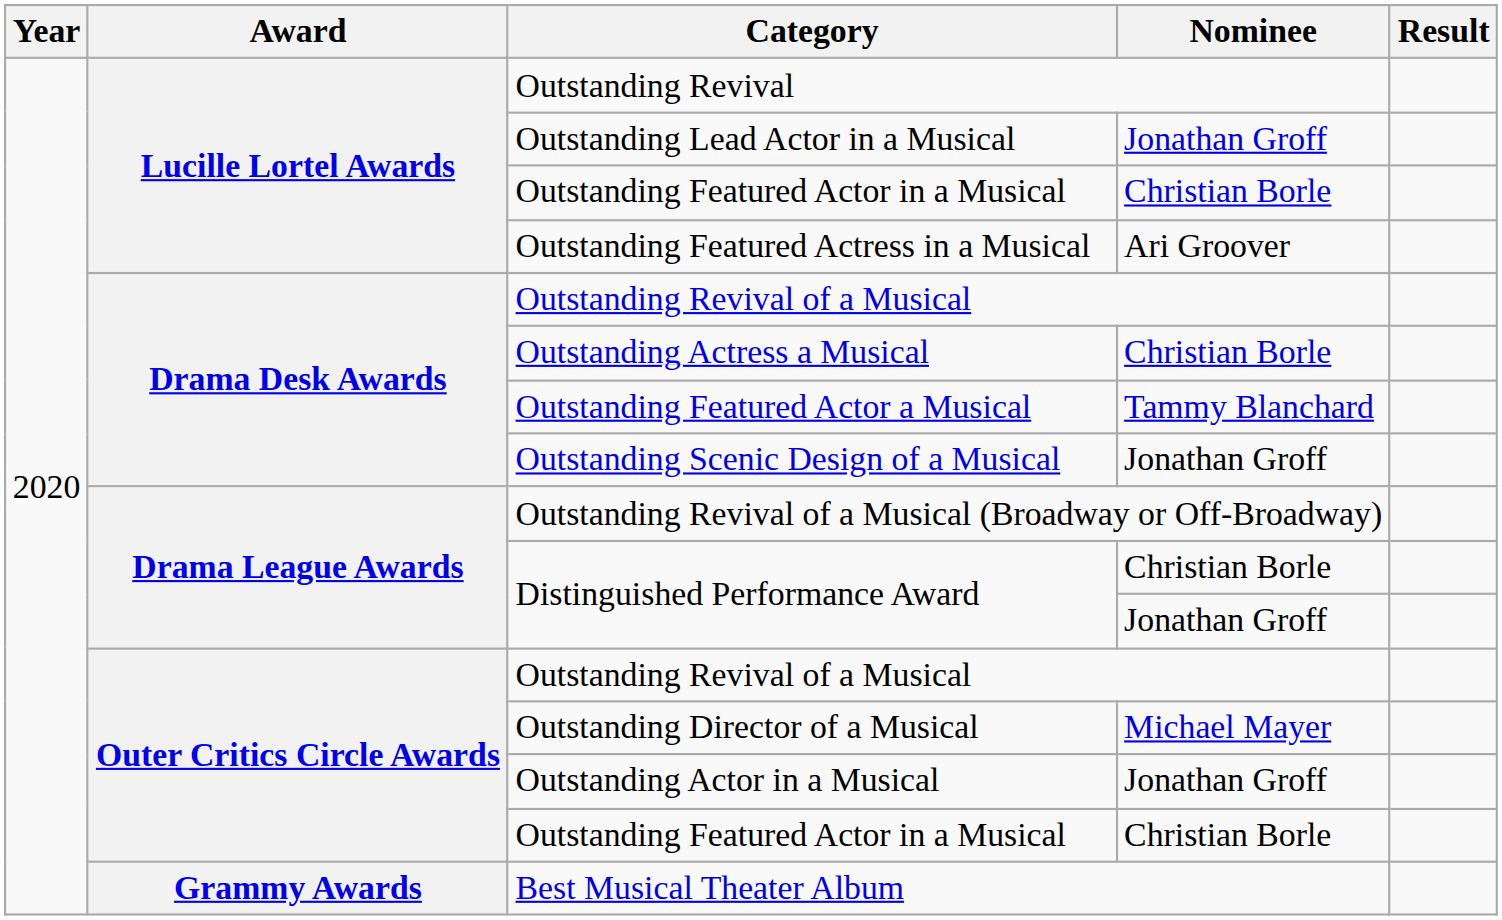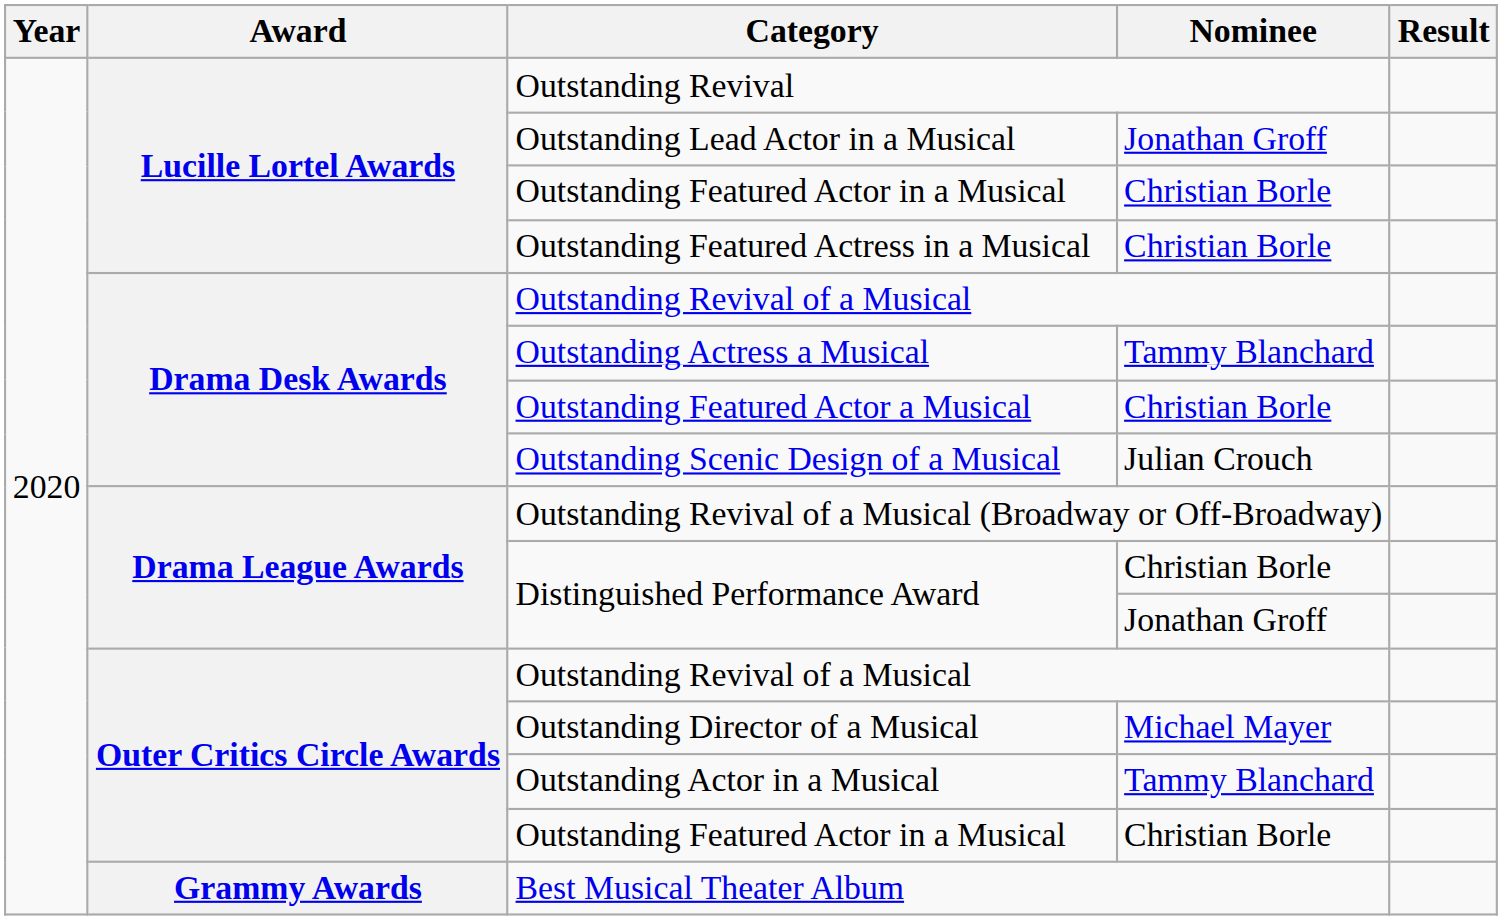(1207, 245) Ari Groover -> (1228, 245) Christian Borle
(1228, 352) Christian Borle -> (1249, 352) Tammy Blanchard
(1249, 406) Tammy Blanchard -> (1228, 406) Christian Borle
(1226, 459) Jonathan Groff -> (1218, 459) Julian Crouch
(1226, 780) Jonathan Groff -> (1249, 780) Tammy Blanchard
